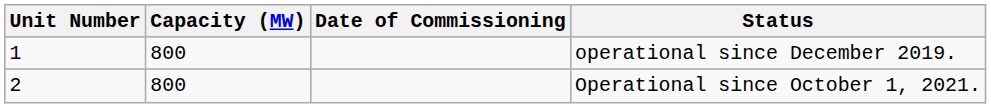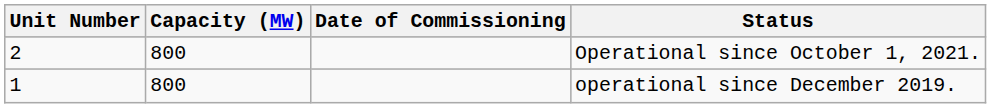rows swapped: (766, 53) <-> (778, 86)
